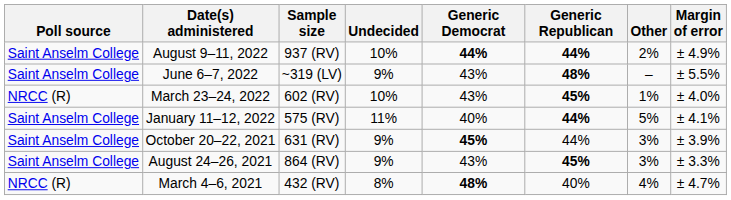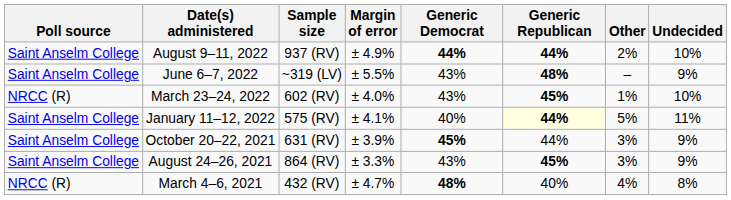columns swapped: (698, 23) <-> (384, 31)
(576, 119) no background -> (554, 119) lightyellow background
